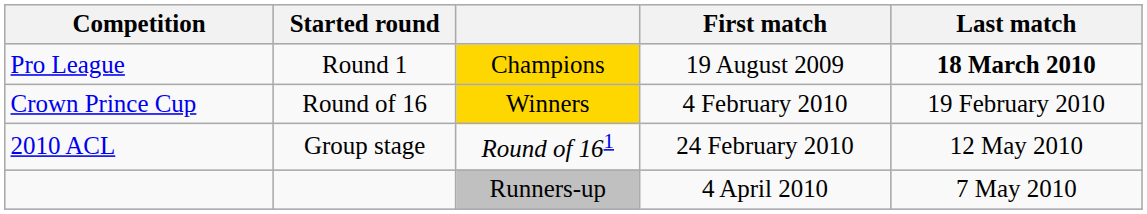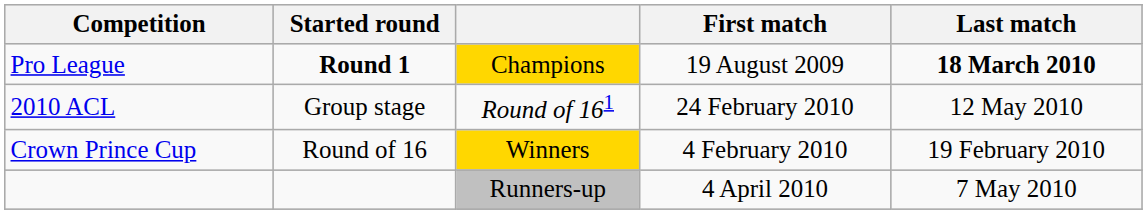(365, 63) normal -> (365, 63) bold
rows swapped: (103, 103) <-> (63, 146)
